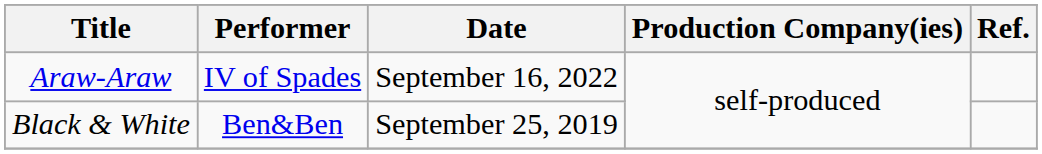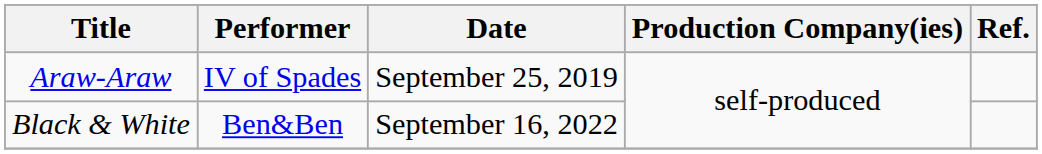(497, 76) September 16, 2022 -> (497, 76) September 25, 2019
(497, 124) September 25, 2019 -> (497, 124) September 16, 2022
